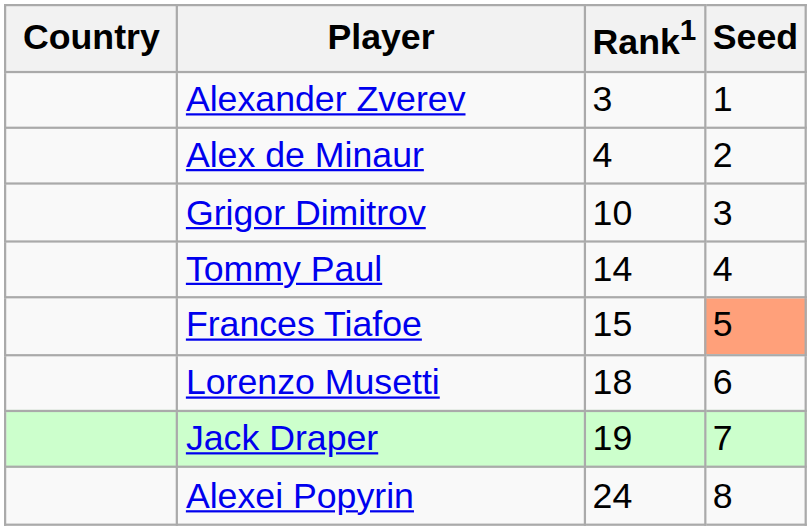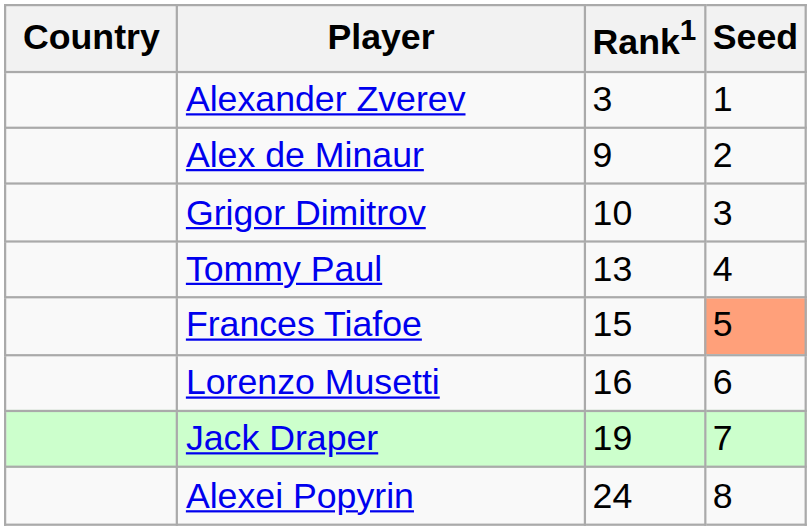(603, 155) 4 -> (603, 155) 9
(612, 268) 14 -> (612, 268) 13
(612, 381) 18 -> (612, 381) 16
